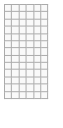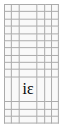+ row: (8, 89)
